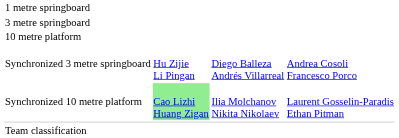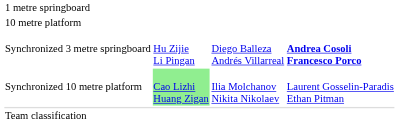- row: (48, 22)
(322, 69) normal -> (324, 54) bold
